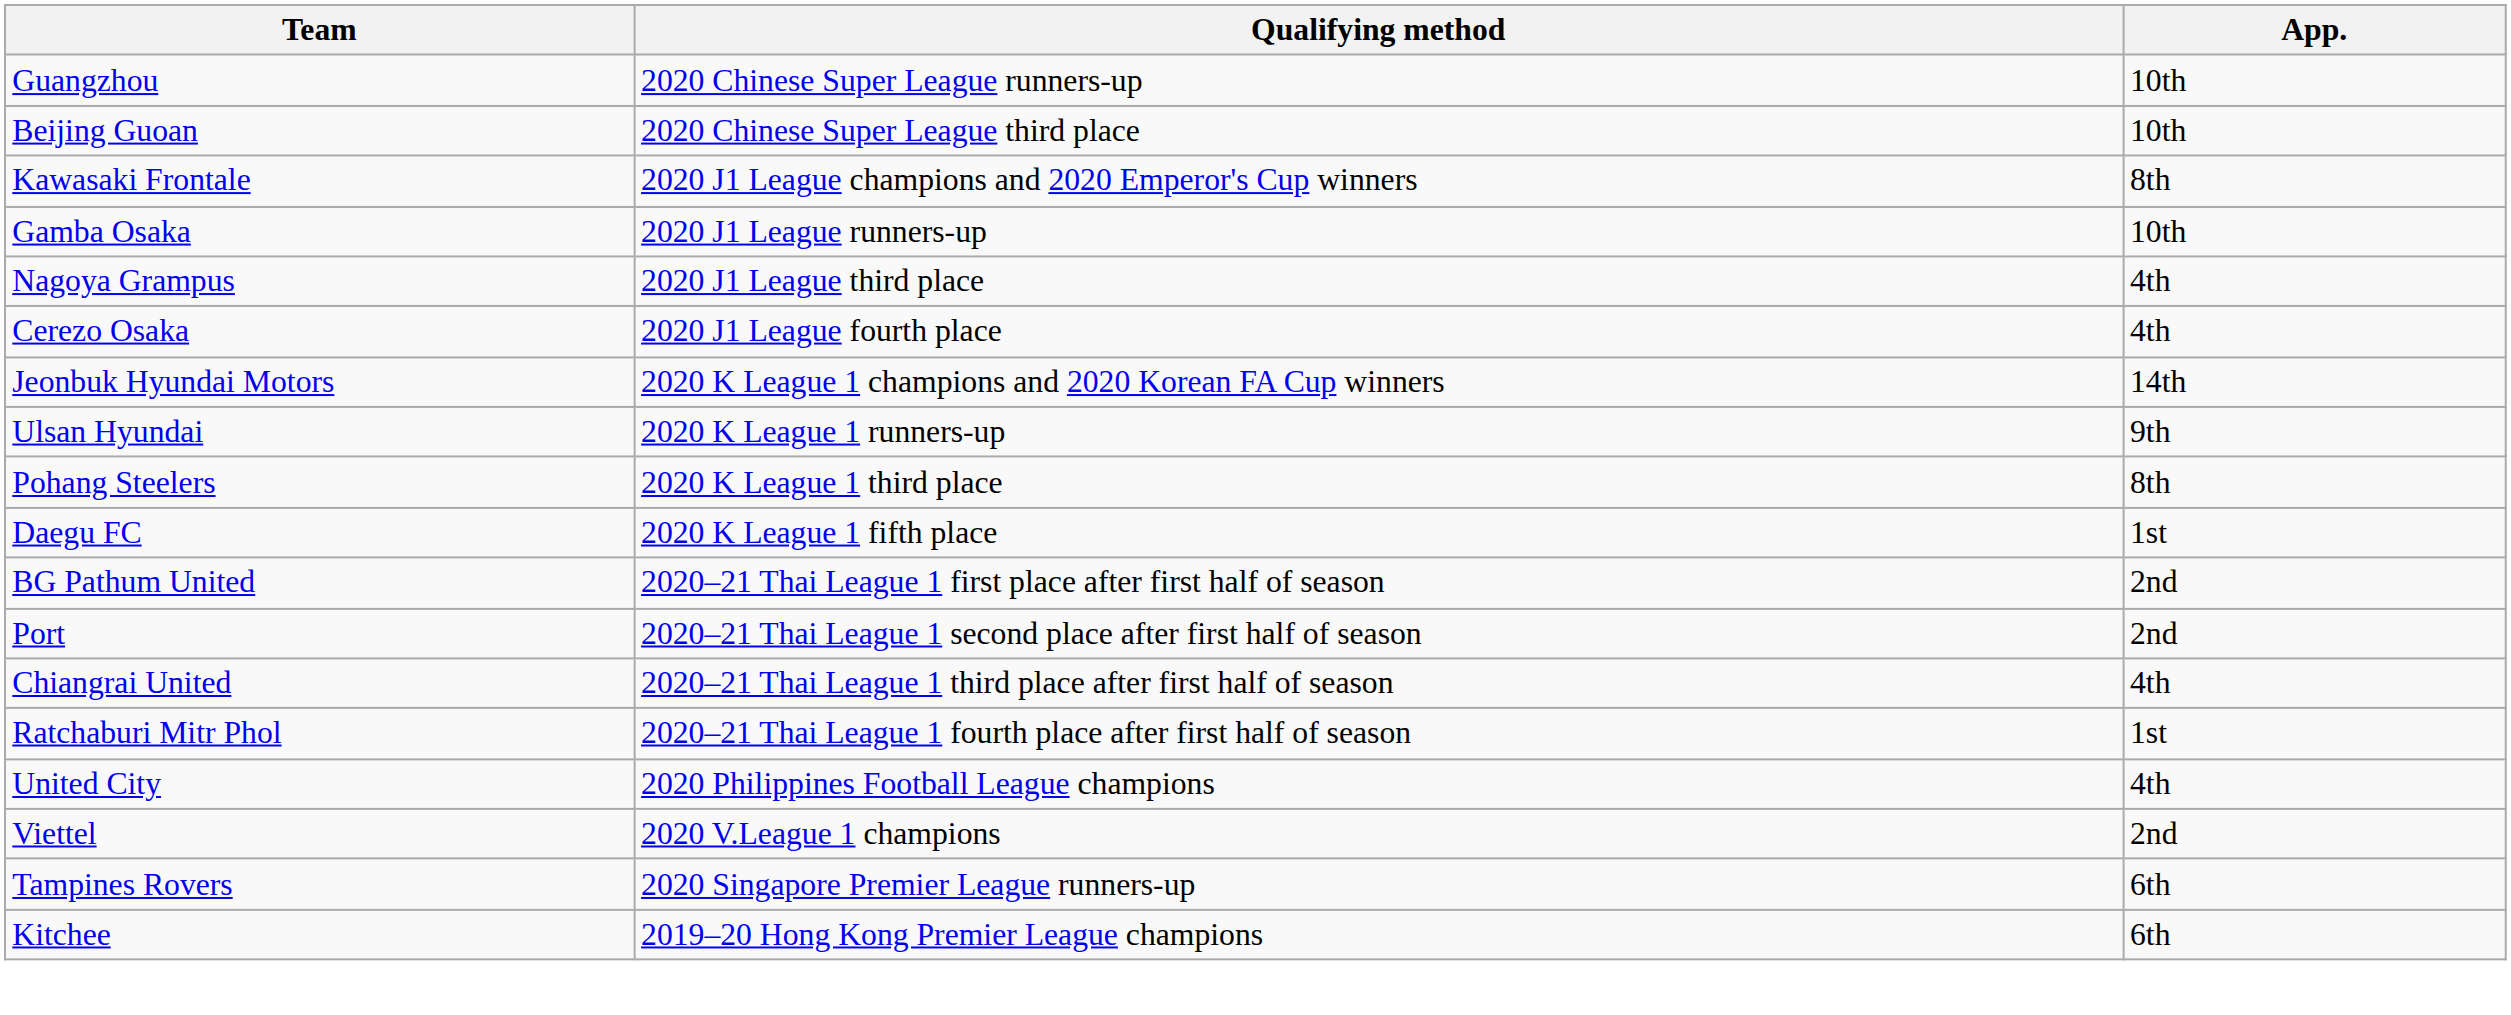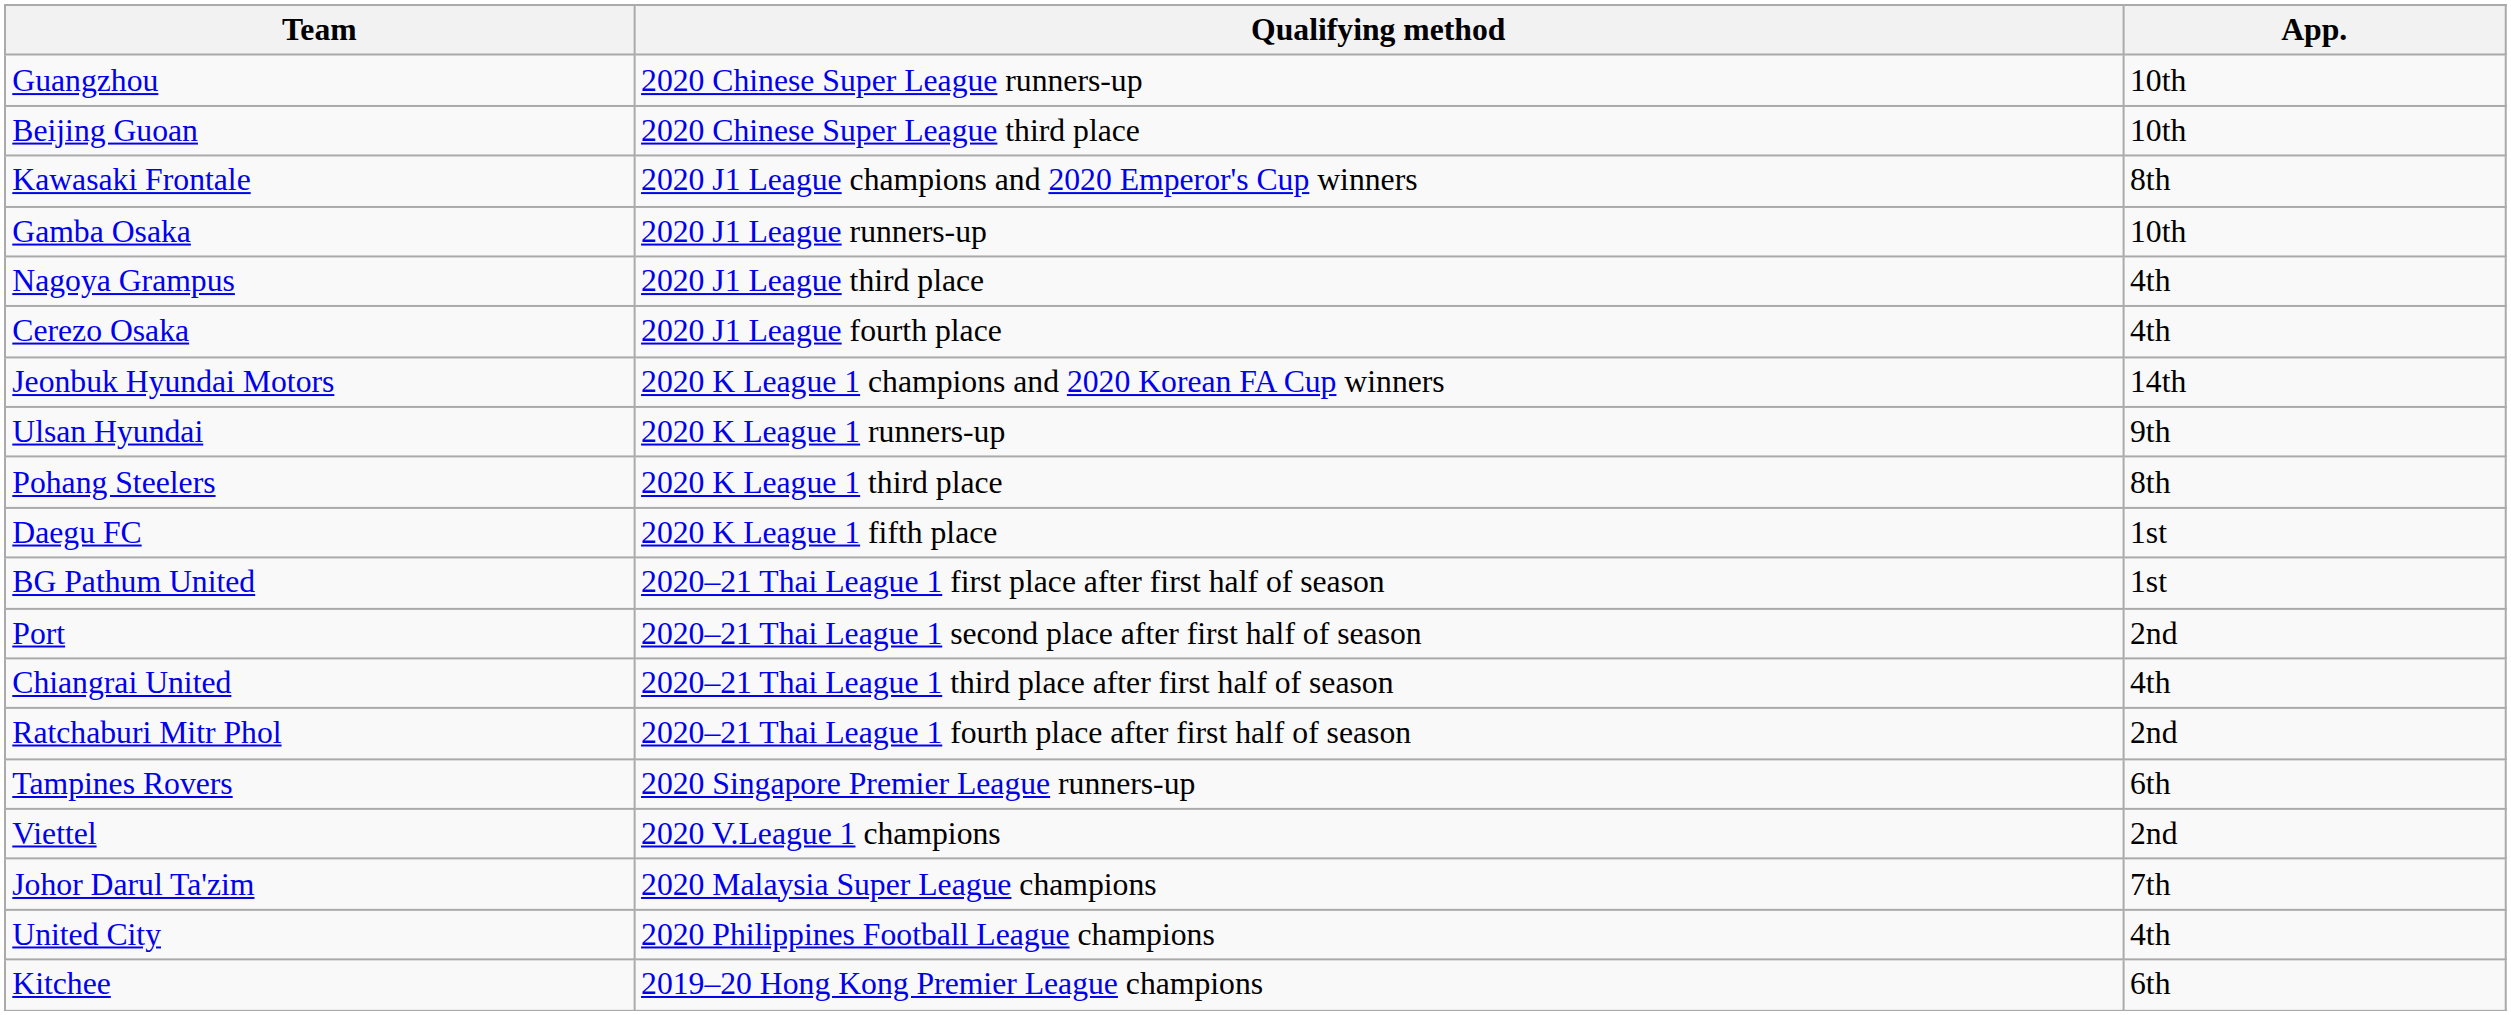(2154, 582) 2nd -> (2149, 582) 1st
(2149, 733) 1st -> (2154, 733) 2nd
rows swapped: (87, 783) <-> (122, 883)
+ row: (133, 883)
